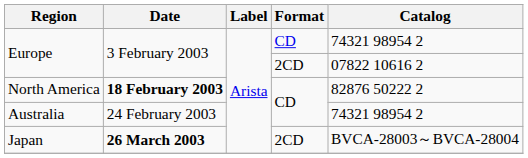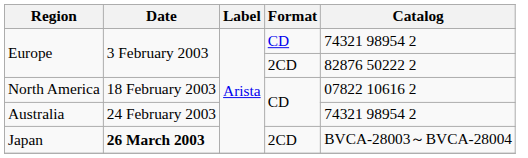(377, 65) 07822 10616 2 -> (370, 65) 82876 50222 2
(165, 89) bold -> (161, 89) normal
(377, 89) 82876 50222 2 -> (370, 89) 07822 10616 2
